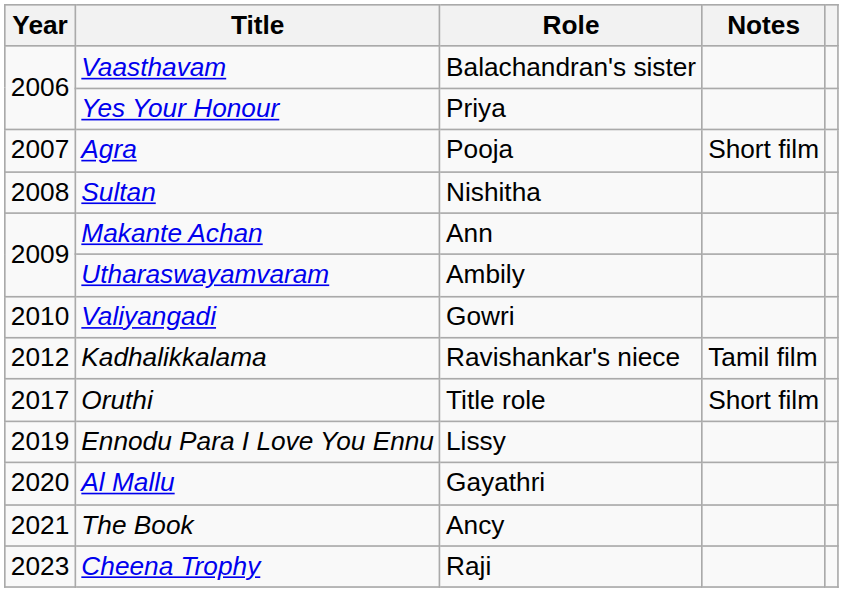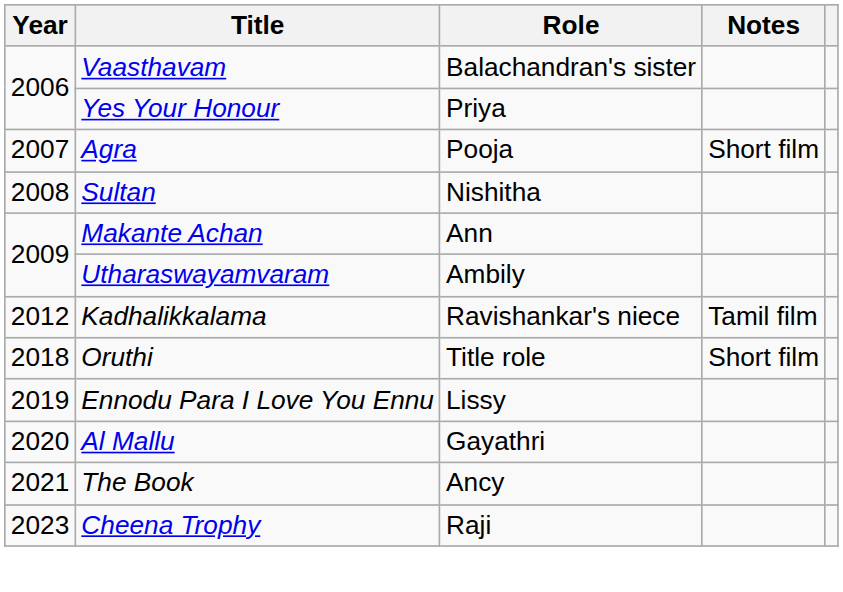- row: (149, 316)
(40, 399) 2017 -> (40, 358) 2018
